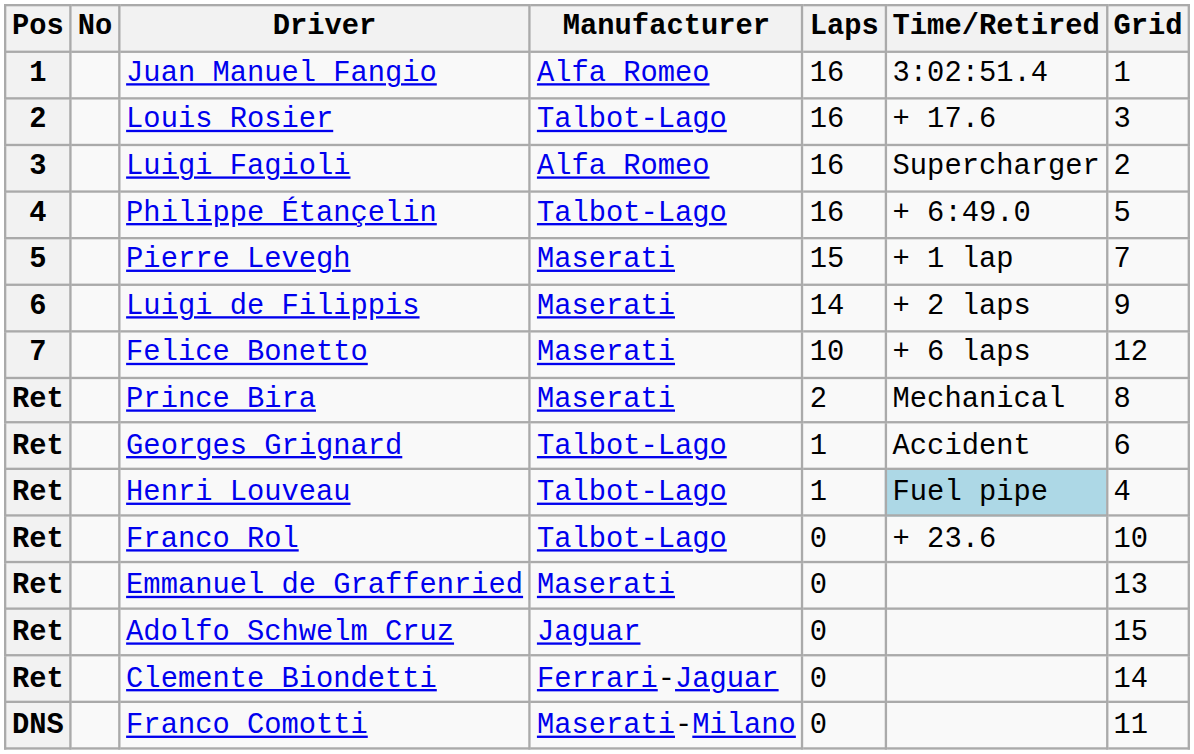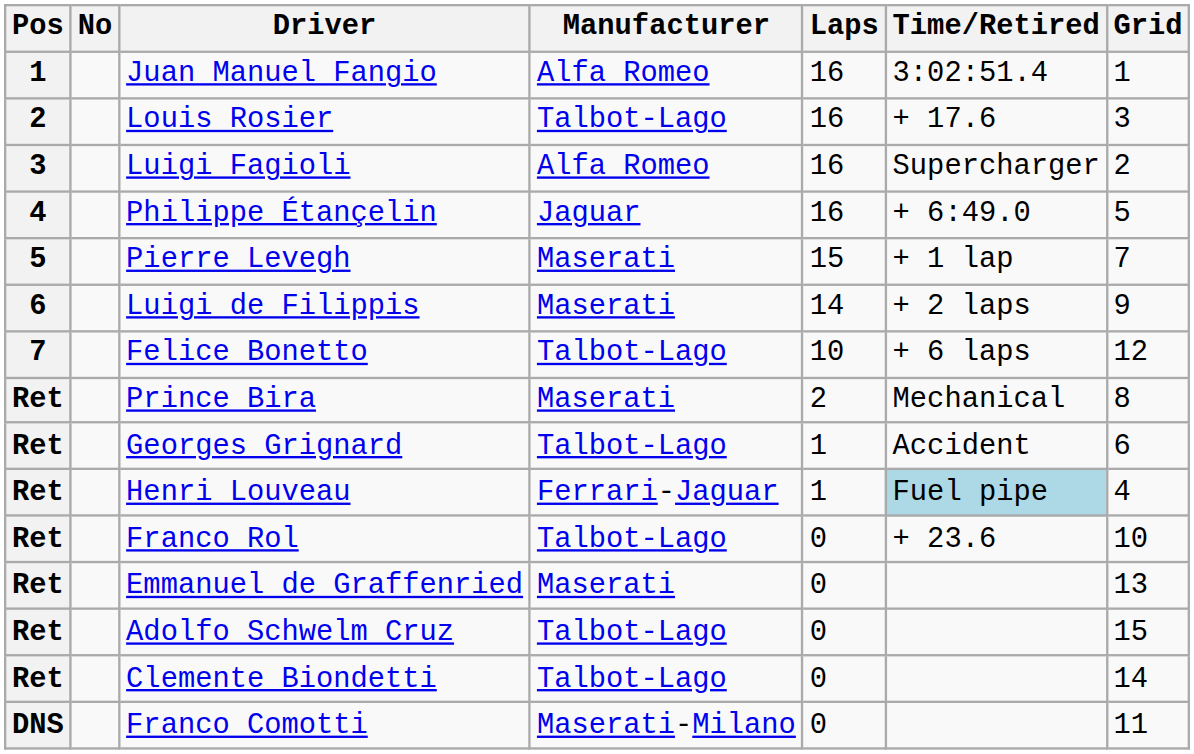(632, 215) Talbot-Lago -> (589, 215) Jaguar
(606, 354) Maserati -> (632, 354) Talbot-Lago
(632, 493) Talbot-Lago -> (658, 493) Ferrari-Jaguar
(589, 633) Jaguar -> (632, 633) Talbot-Lago
(658, 679) Ferrari-Jaguar -> (632, 679) Talbot-Lago
